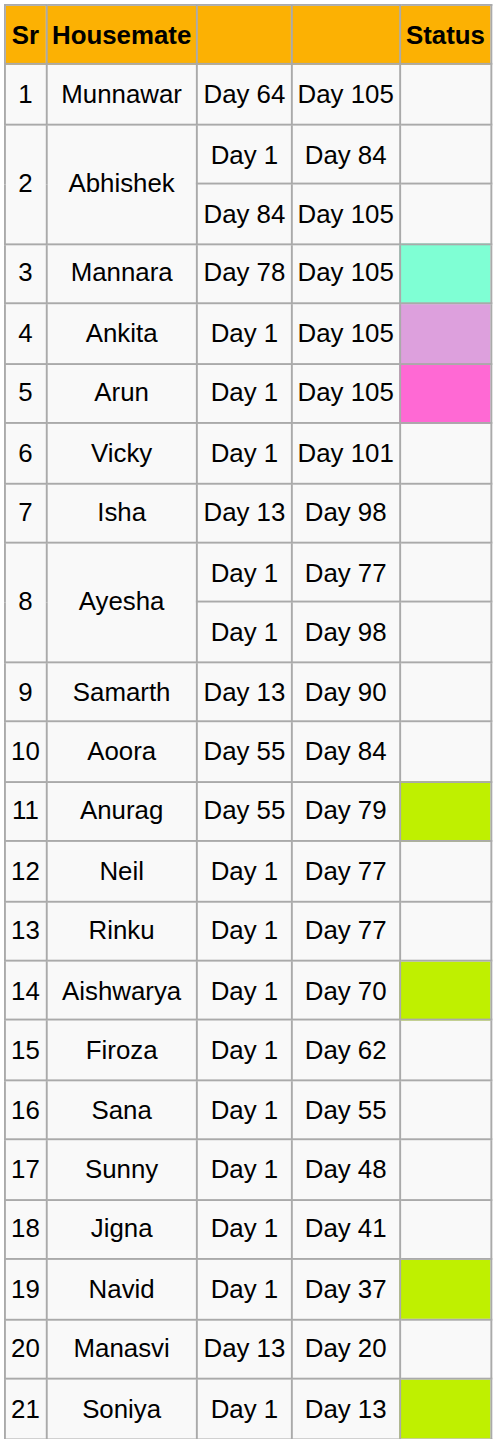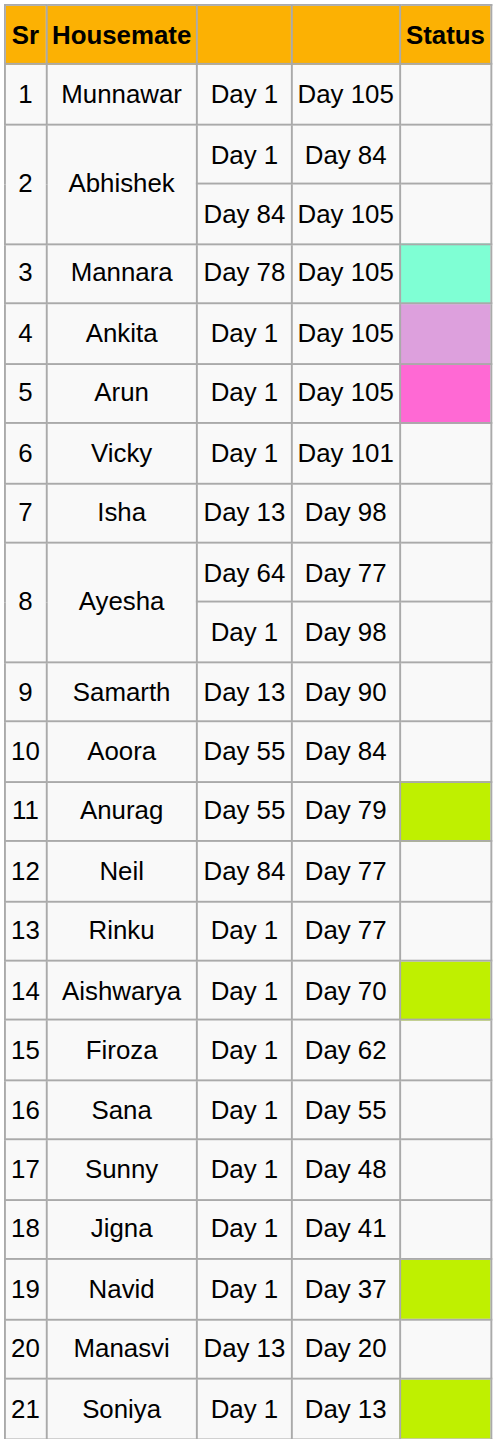(244, 94) Day 64 -> (244, 94) Day 1
(244, 572) Day 1 -> (244, 572) Day 64
(244, 871) Day 1 -> (244, 871) Day 84
